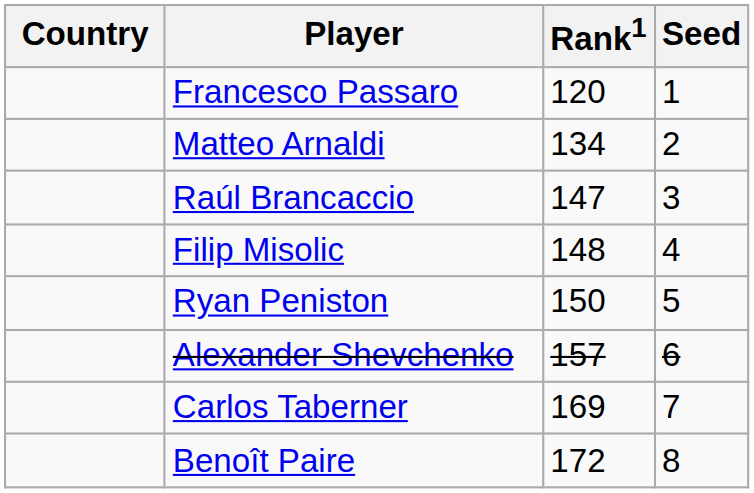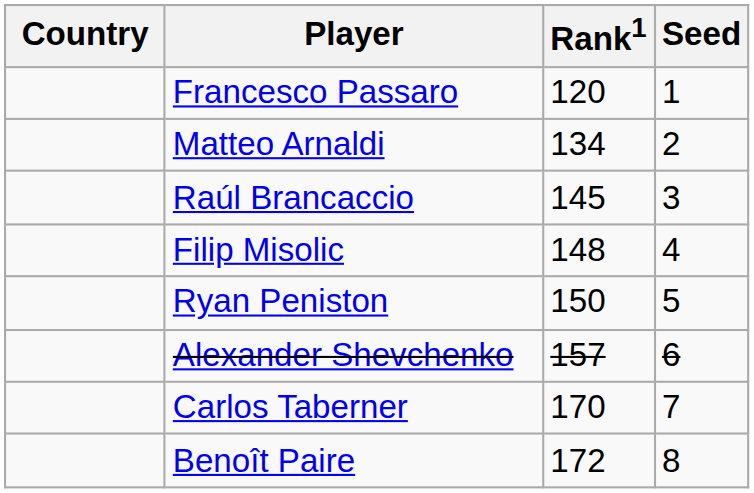(578, 197) 147 -> (578, 197) 145
(578, 407) 169 -> (578, 407) 170
